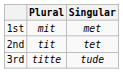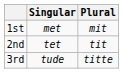columns swapped: (92, 12) <-> (47, 12)
